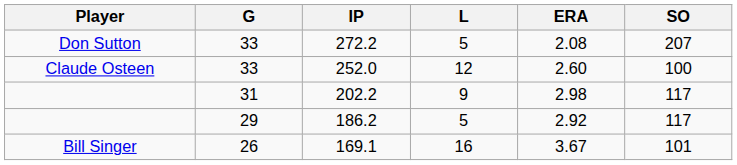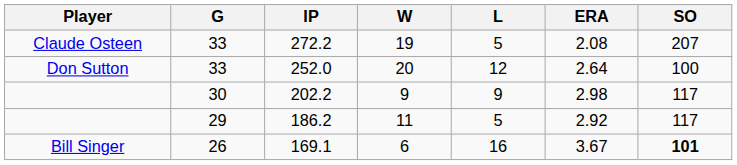+ column: (405, 17)
(100, 43) Don Sutton -> (88, 43) Claude Osteen
(100, 69) Claude Osteen -> (88, 69) Don Sutton
(571, 69) 2.60 -> (592, 69) 2.64
(249, 95) 31 -> (218, 95) 30
(678, 146) normal -> (685, 146) bold
